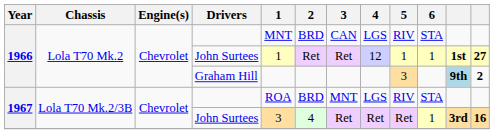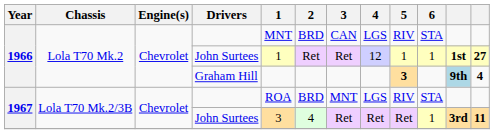(404, 76) normal -> (404, 76) bold
(480, 76) 2 -> (480, 76) 4
(480, 117) 16 -> (480, 117) 11
